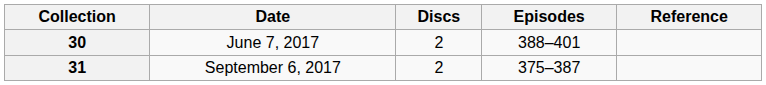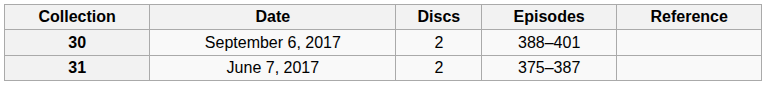(273, 42) June 7, 2017 -> (273, 42) September 6, 2017
(273, 67) September 6, 2017 -> (273, 67) June 7, 2017
